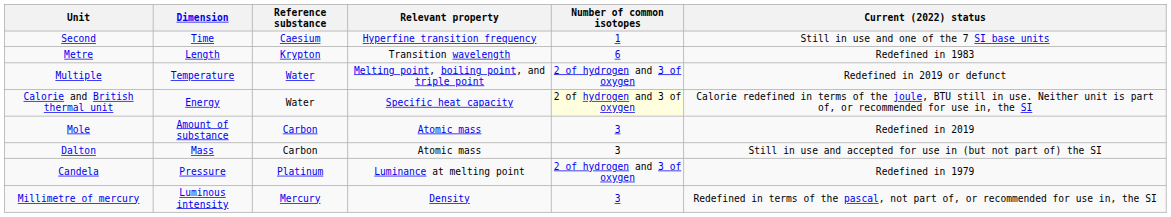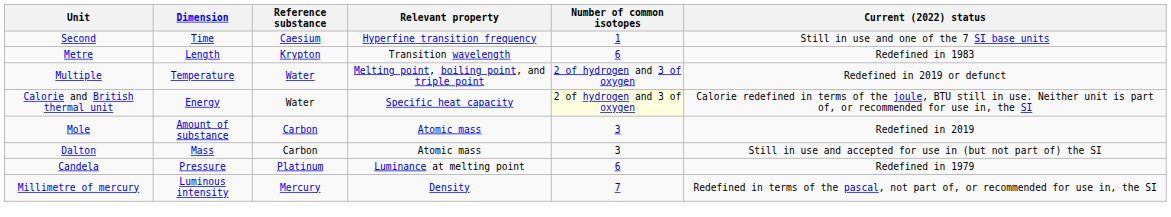(618, 172) 2 of hydrogen and 3 of oxygen -> (618, 166) 6
(618, 199) 3 -> (618, 188) 7
